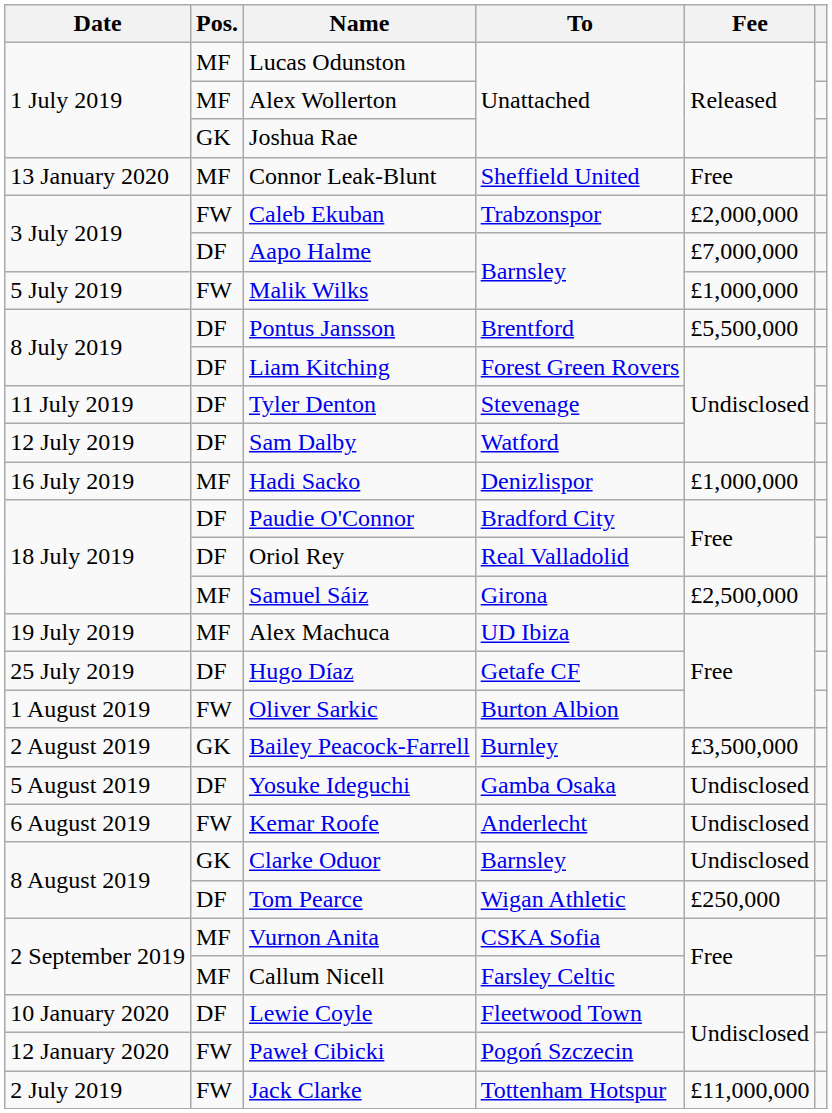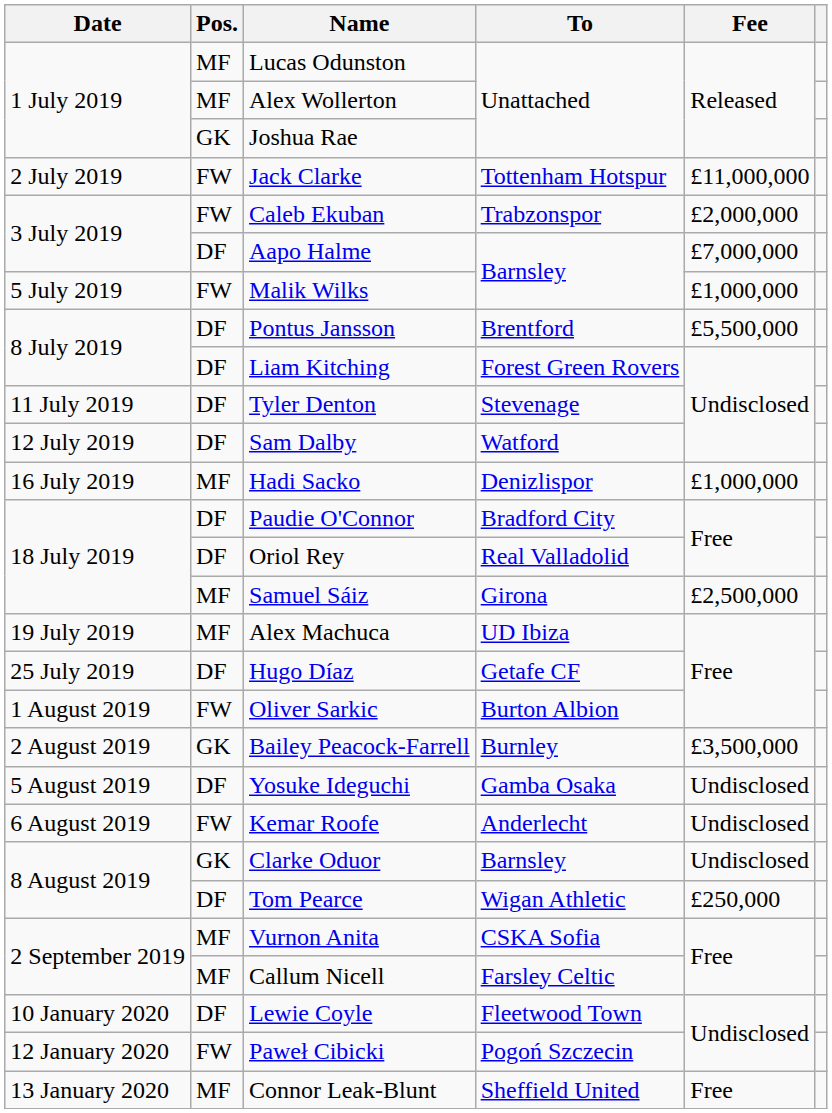rows swapped: (305, 1089) <-> (343, 175)
